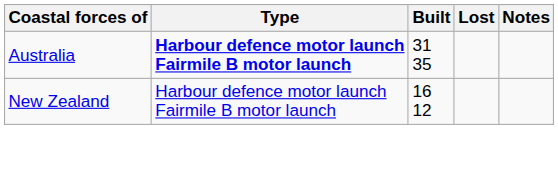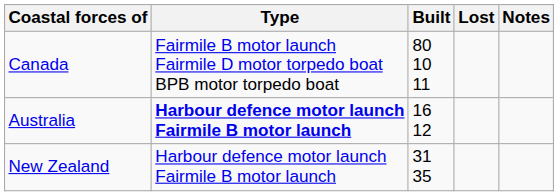+ row: (38, 64)
(422, 54) 31 35 -> (422, 120) 16 12
(422, 101) 16 12 -> (422, 166) 31 35
